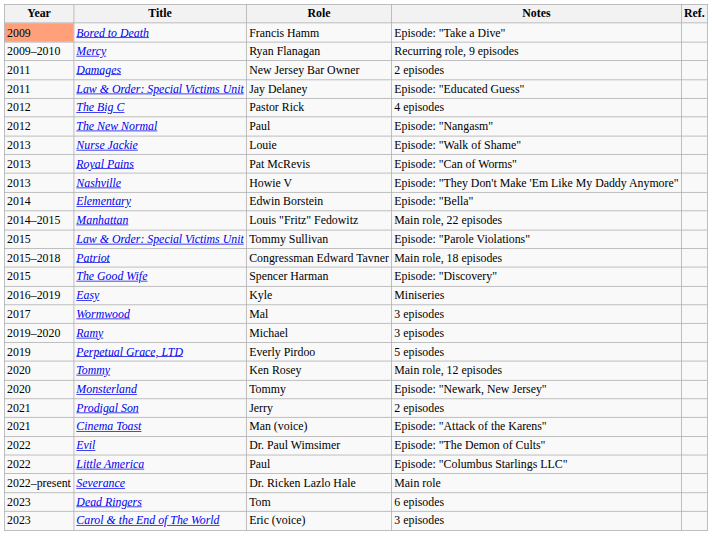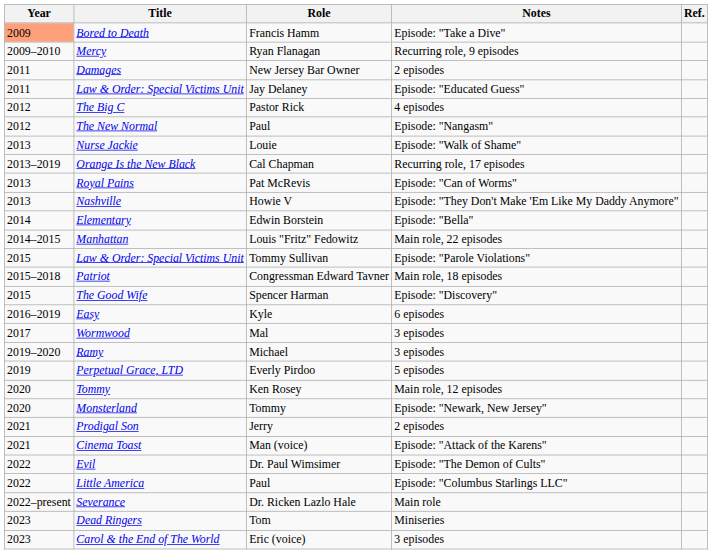+ row: (136, 164)
(419, 295) Miniseries -> (419, 314) 6 episodes
(419, 502) 6 episodes -> (419, 520) Miniseries
